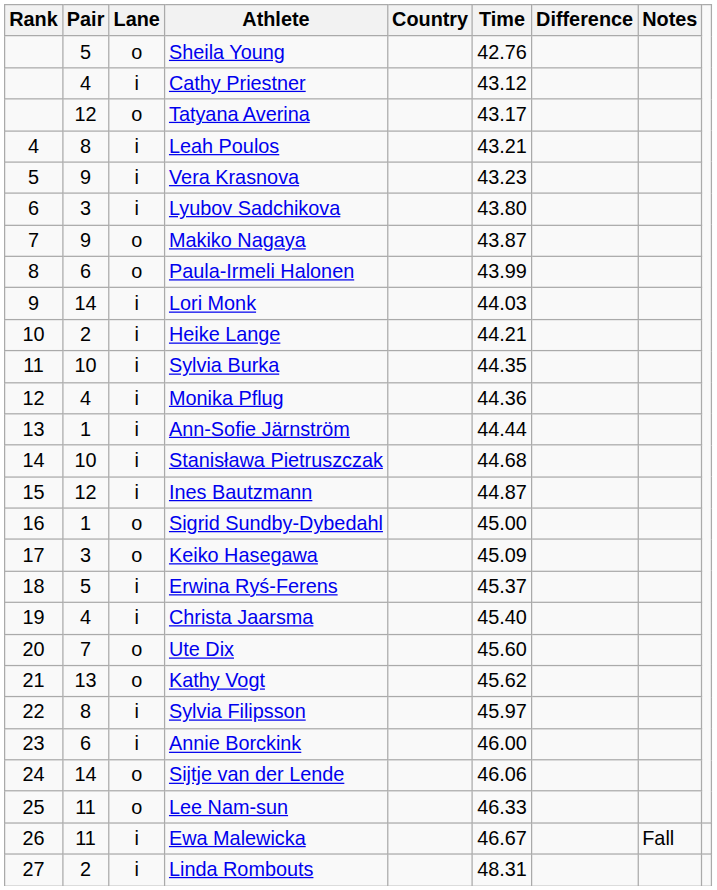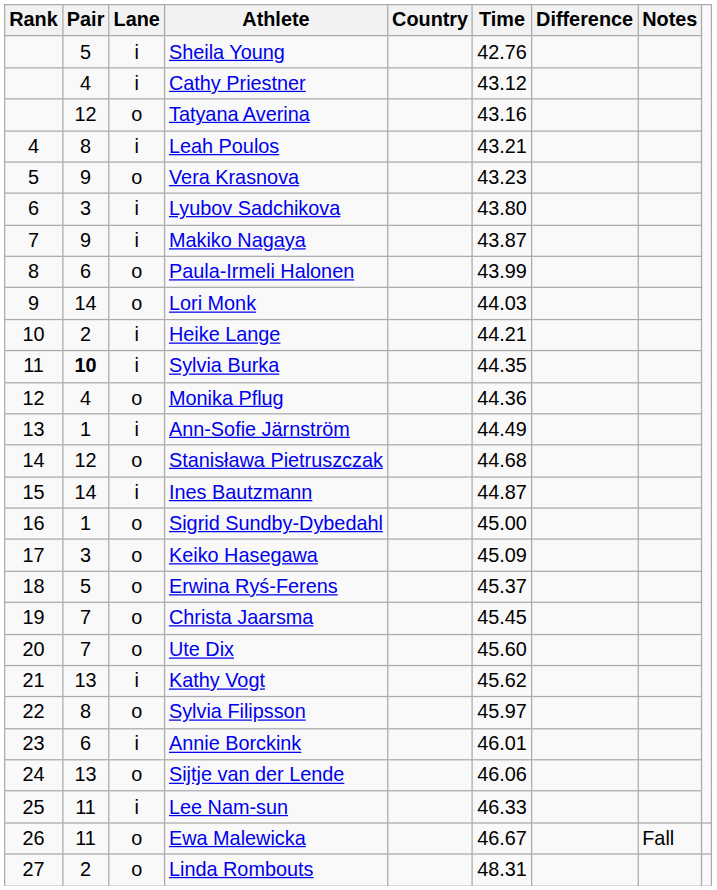(137, 51) o -> (137, 51) i
(502, 114) 43.17 -> (502, 114) 43.16
(137, 177) i -> (137, 177) o
(137, 240) o -> (137, 240) i
(137, 303) i -> (137, 303) o
(86, 366) normal -> (86, 366) bold
(137, 397) i -> (137, 397) o
(502, 429) 44.44 -> (502, 429) 44.49
(86, 460) 10 -> (86, 460) 12
(137, 460) i -> (137, 460) o
(86, 492) 12 -> (86, 492) 14
(137, 586) i -> (137, 586) o
(86, 618) 4 -> (86, 618) 7
(137, 618) i -> (137, 618) o
(502, 618) 45.40 -> (502, 618) 45.45
(137, 680) o -> (137, 680) i
(137, 712) i -> (137, 712) o
(502, 743) 46.00 -> (502, 743) 46.01
(86, 775) 14 -> (86, 775) 13
(137, 806) o -> (137, 806) i
(137, 838) i -> (137, 838) o
(137, 869) i -> (137, 869) o
